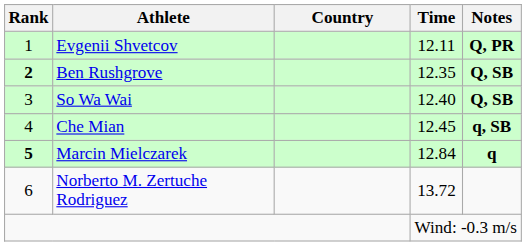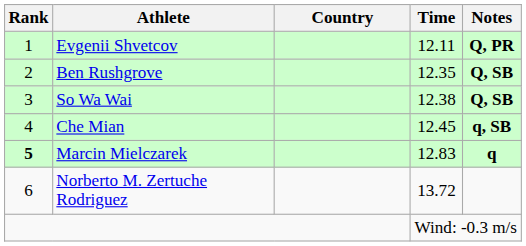(28, 72) bold -> (28, 72) normal
(436, 99) 12.40 -> (436, 99) 12.38
(436, 153) 12.84 -> (436, 153) 12.83
